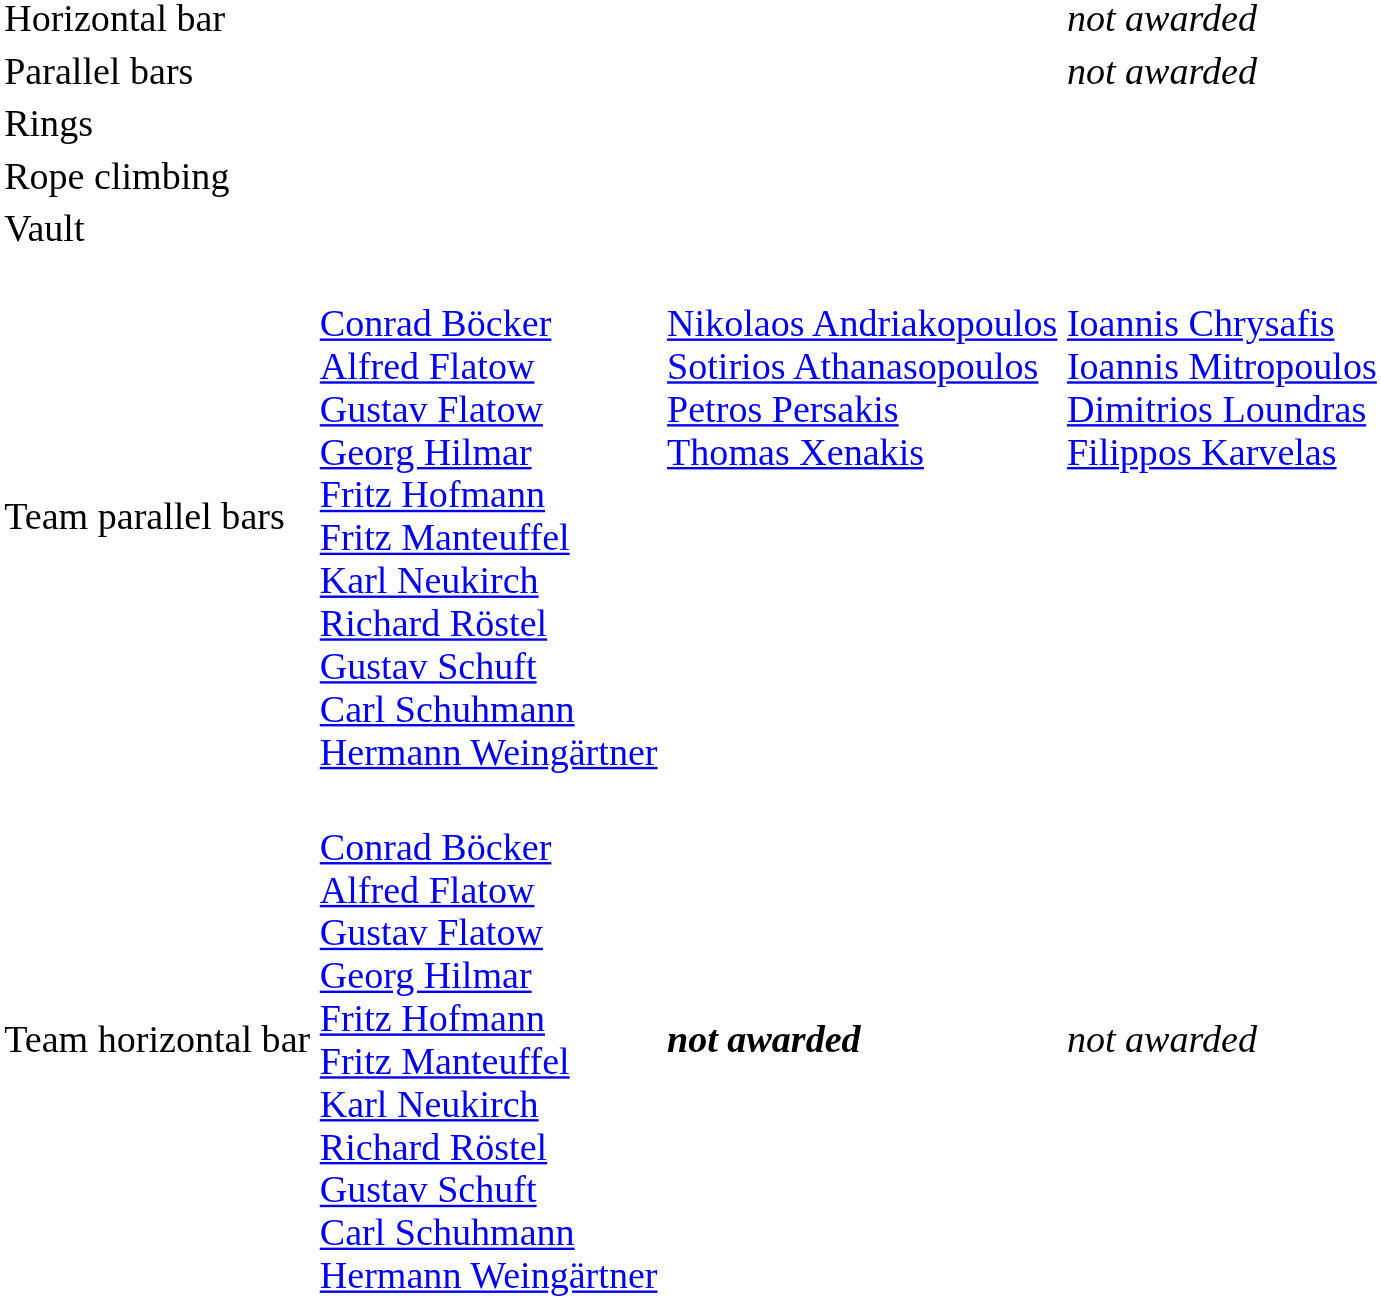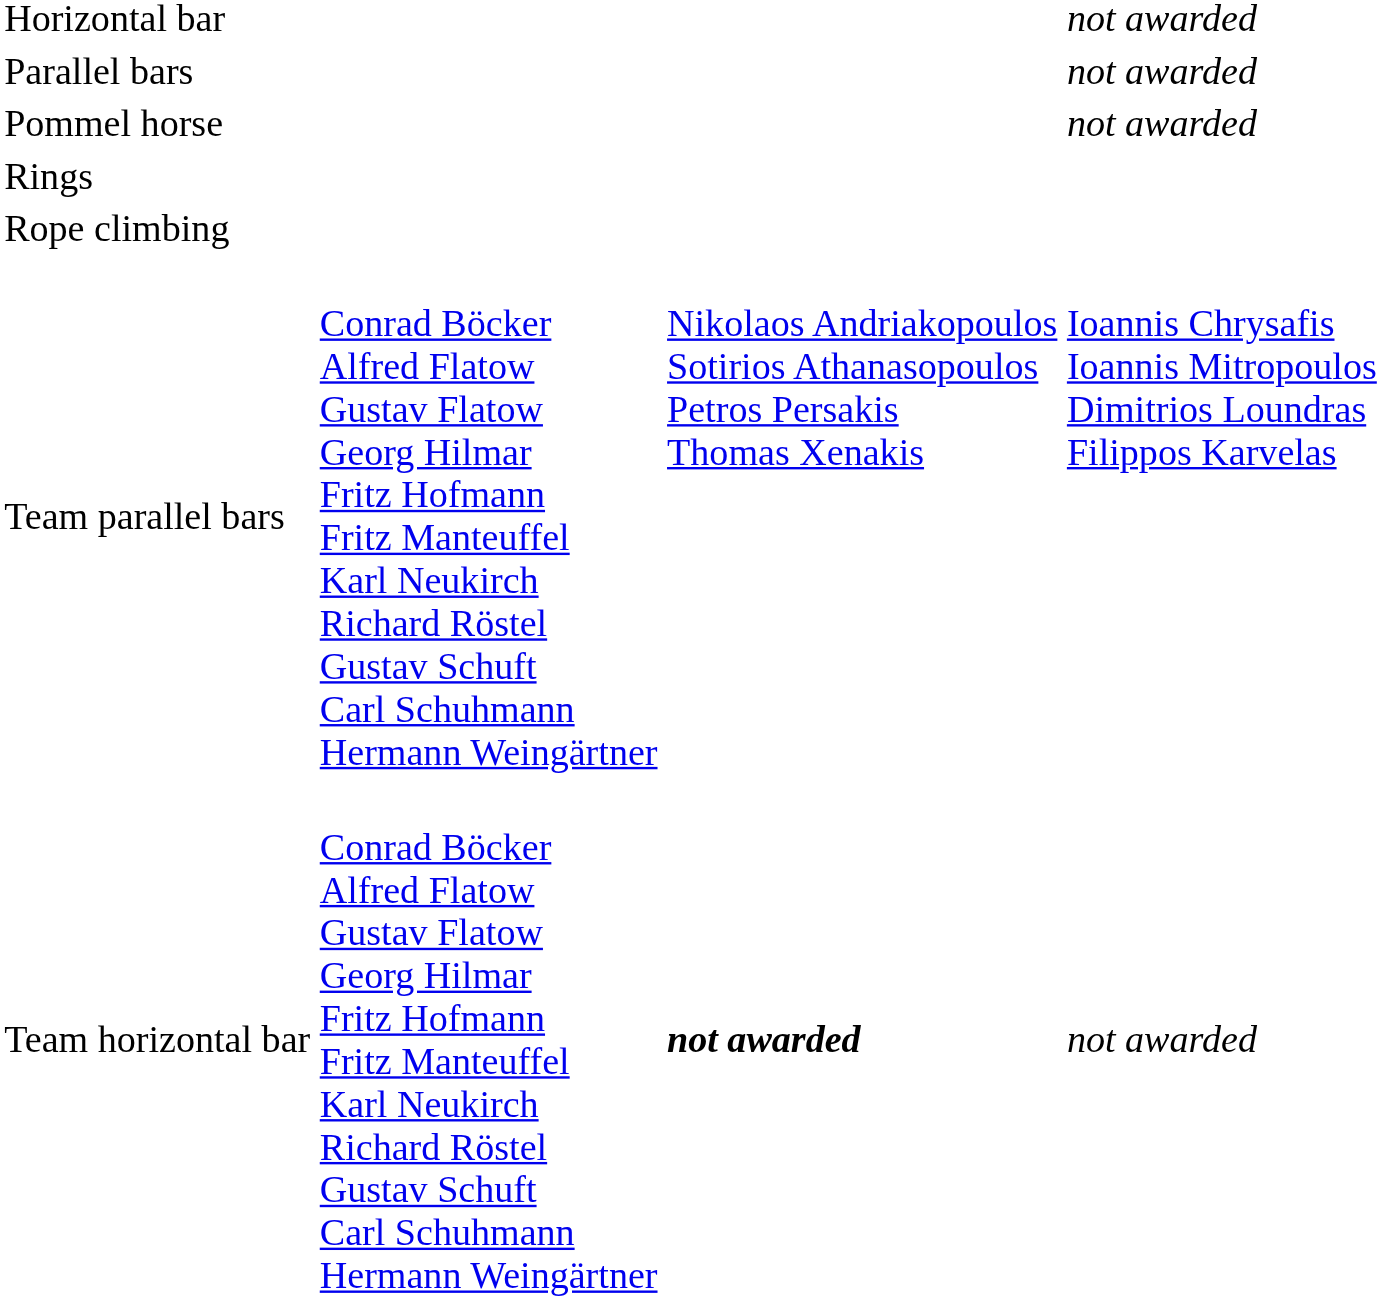+ row: (114, 123)
- row: (44, 228)
